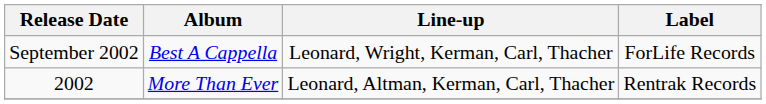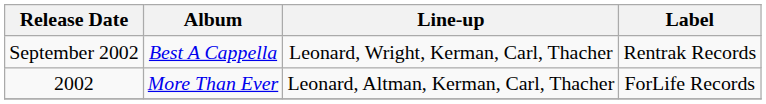(690, 51) ForLife Records -> (690, 51) Rentrak Records
(690, 83) Rentrak Records -> (690, 83) ForLife Records
